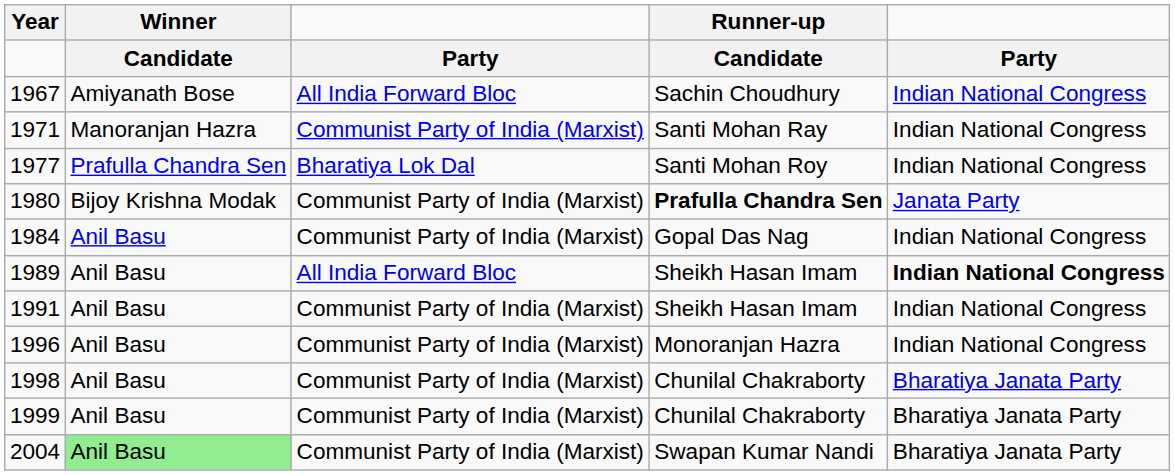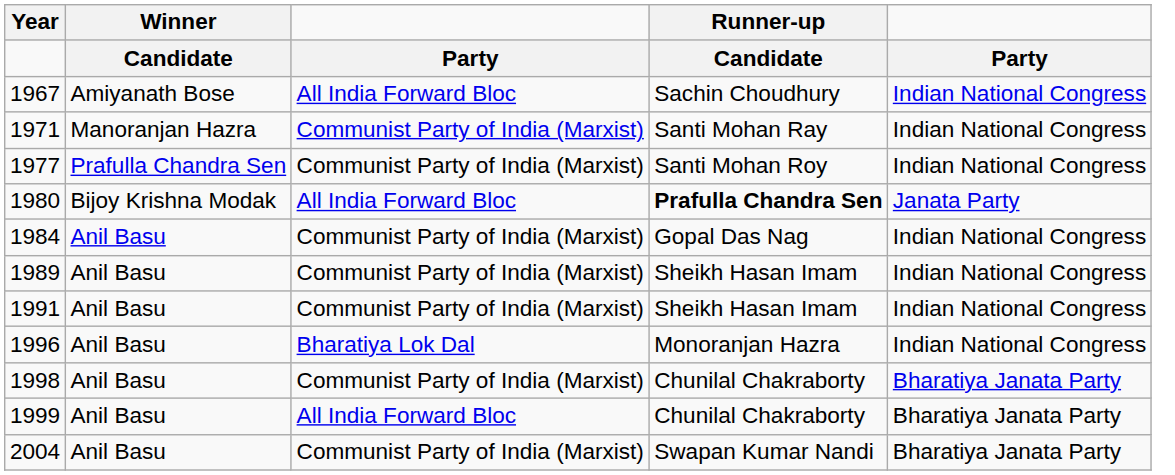(386, 165) Bharatiya Lok Dal -> (470, 165) Communist Party of India (Marxist)
(470, 201) Communist Party of India (Marxist) -> (406, 201) All India Forward Bloc
(406, 272) All India Forward Bloc -> (470, 272) Communist Party of India (Marxist)
(1029, 272) bold -> (1019, 272) normal
(470, 344) Communist Party of India (Marxist) -> (386, 344) Bharatiya Lok Dal
(470, 415) Communist Party of India (Marxist) -> (406, 415) All India Forward Bloc
(118, 451) lightgreen background -> (118, 451) no background
